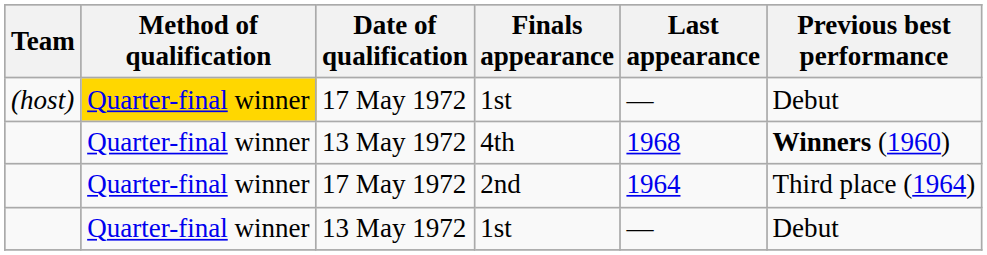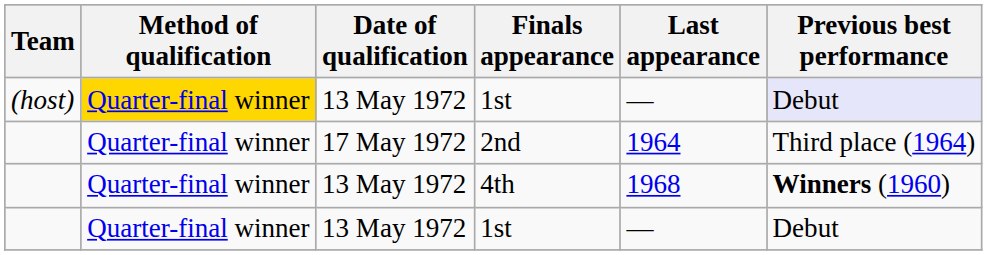(394, 99) 17 May 1972 -> (394, 99) 13 May 1972
(806, 99) no background -> (806, 99) lavender background
rows swapped: (43, 185) <-> (43, 142)
